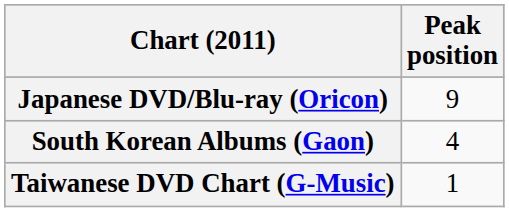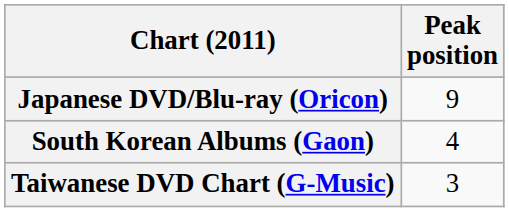(453, 183) 1 -> (453, 183) 3
